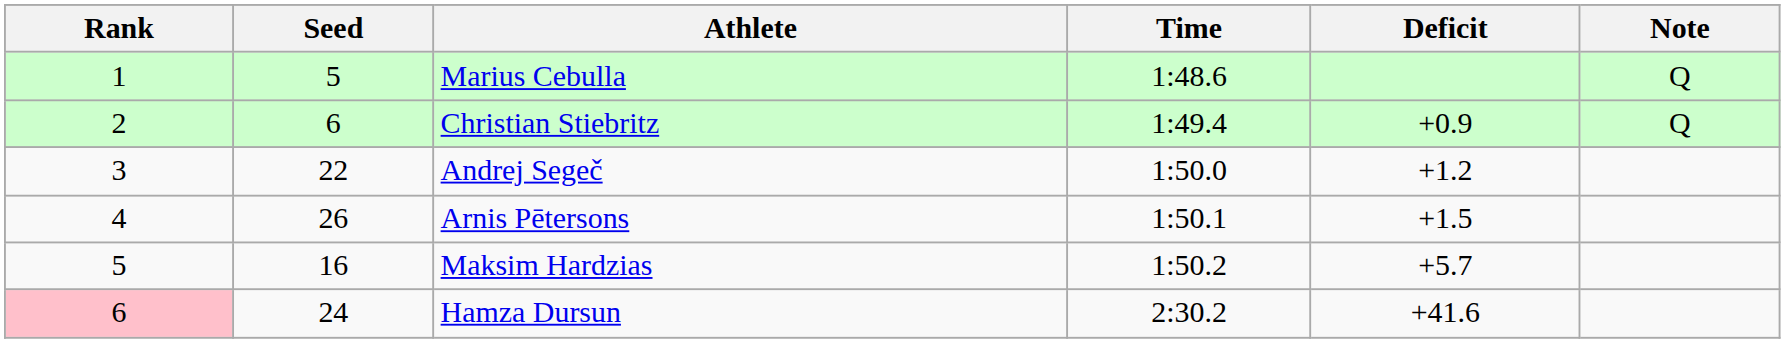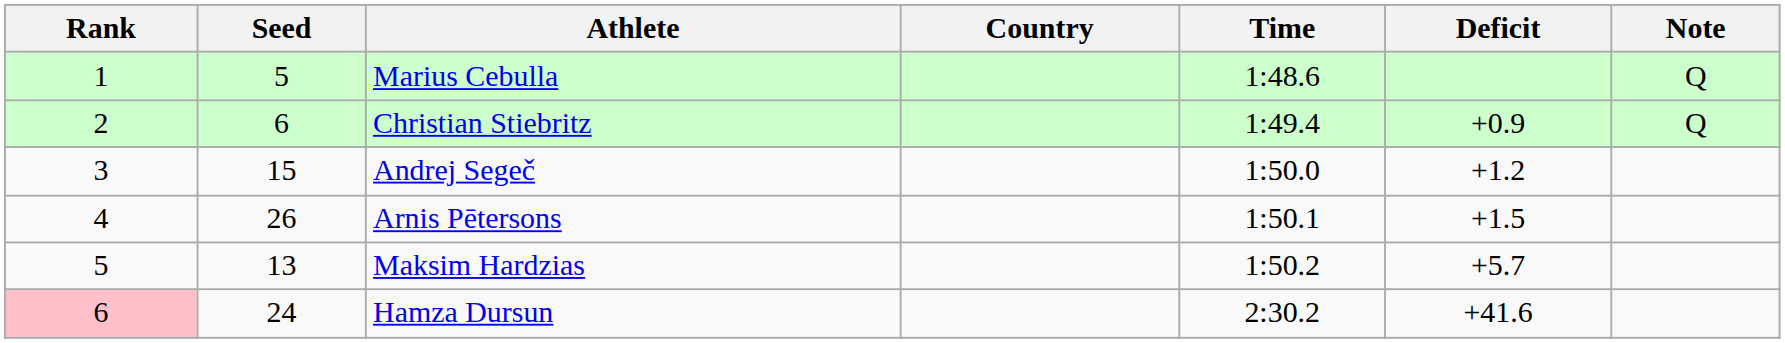+ column: (1040, 28)
(333, 170) 22 -> (282, 170) 15
(333, 265) 16 -> (282, 265) 13
